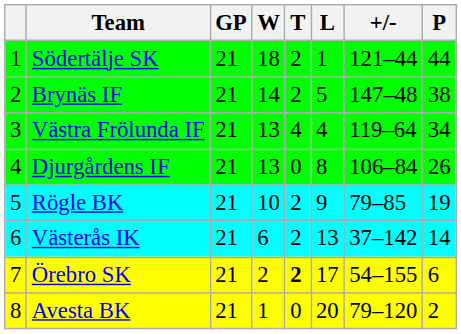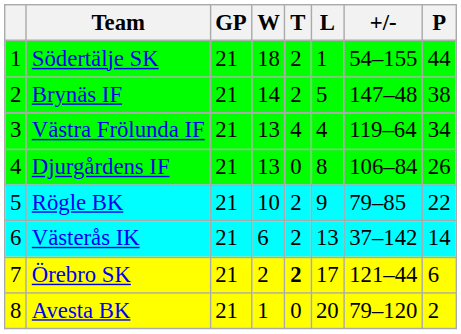(383, 58) 121–44 -> (383, 58) 54–155
(439, 202) 19 -> (439, 202) 22
(383, 274) 54–155 -> (383, 274) 121–44
